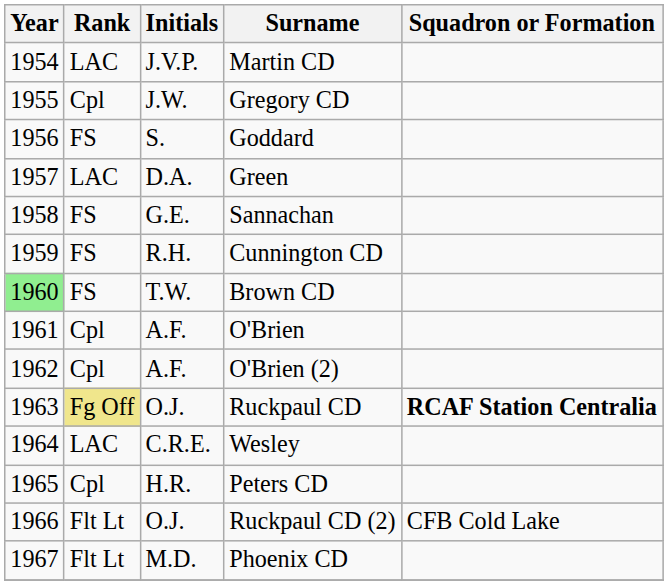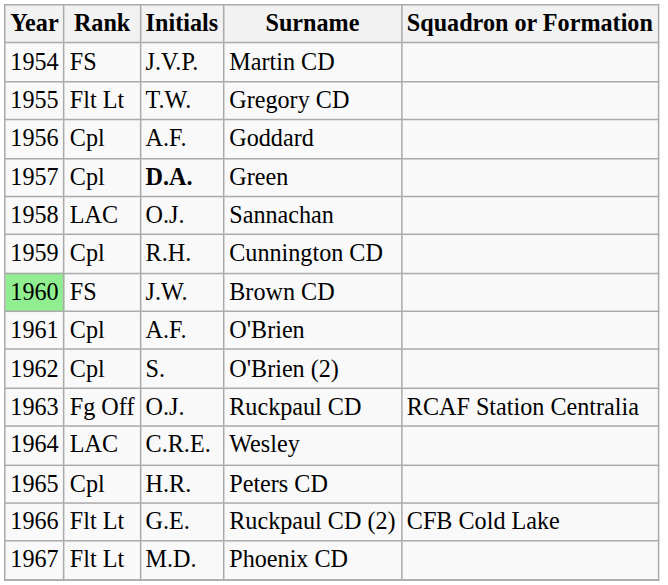(94, 61) LAC -> (83, 61) FS
(87, 100) Cpl -> (97, 100) Flt Lt
(167, 100) J.W. -> (168, 100) T.W.
(83, 138) FS -> (87, 138) Cpl
(155, 138) S. -> (166, 138) A.F.
(94, 176) LAC -> (87, 176) Cpl
(169, 176) normal -> (169, 176) bold
(83, 215) FS -> (94, 215) LAC
(168, 215) G.E. -> (165, 215) O.J.
(83, 253) FS -> (87, 253) Cpl
(168, 291) T.W. -> (167, 291) J.W.
(166, 368) A.F. -> (155, 368) S.
(102, 406) khaki background -> (102, 406) no background
(532, 406) bold -> (523, 406) normal
(165, 521) O.J. -> (168, 521) G.E.
